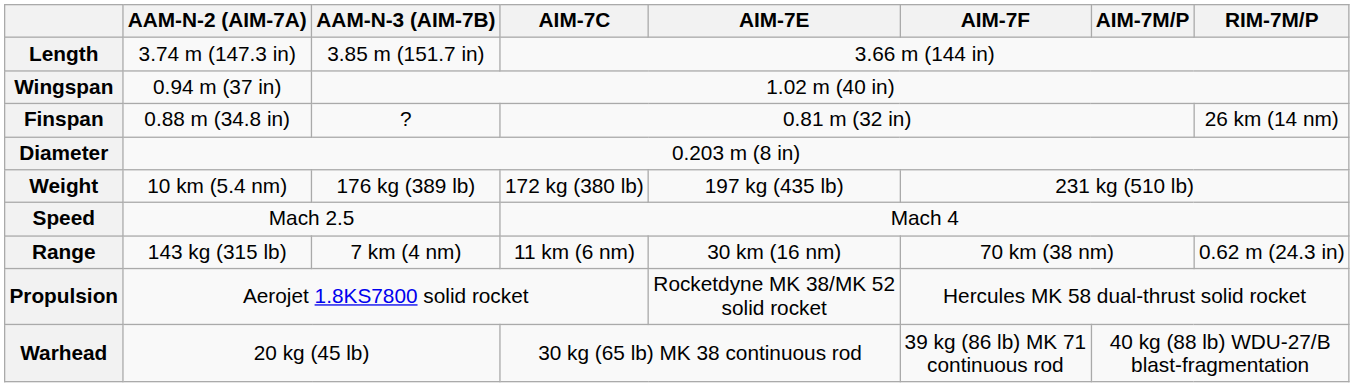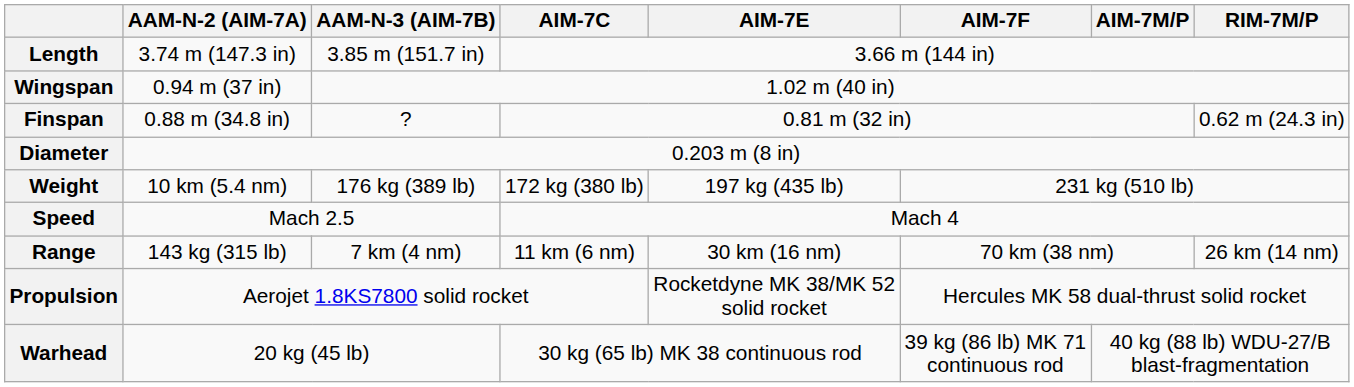(1272, 119) 26 km (14 nm) -> (1272, 119) 0.62 m (24.3 in)
(1272, 251) 0.62 m (24.3 in) -> (1272, 251) 26 km (14 nm)
